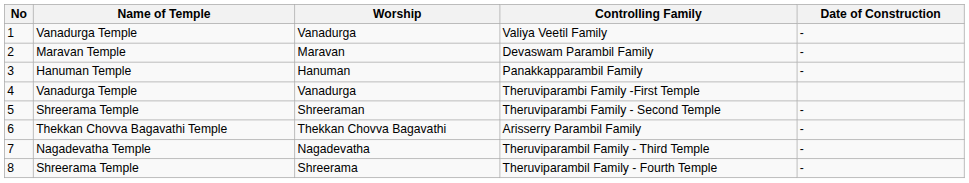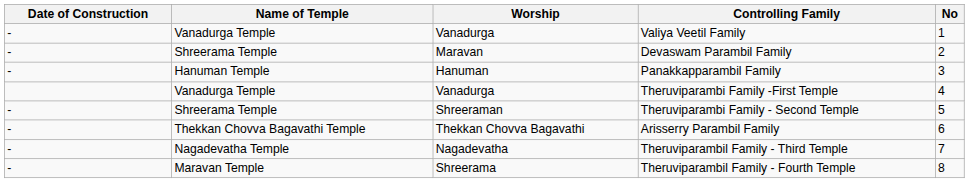columns swapped: (19, 14) <-> (881, 14)
(81, 52) Maravan Temple -> (226, 52) Shreerama Temple
(87, 168) Shreerama Temple -> (219, 168) Maravan Temple
